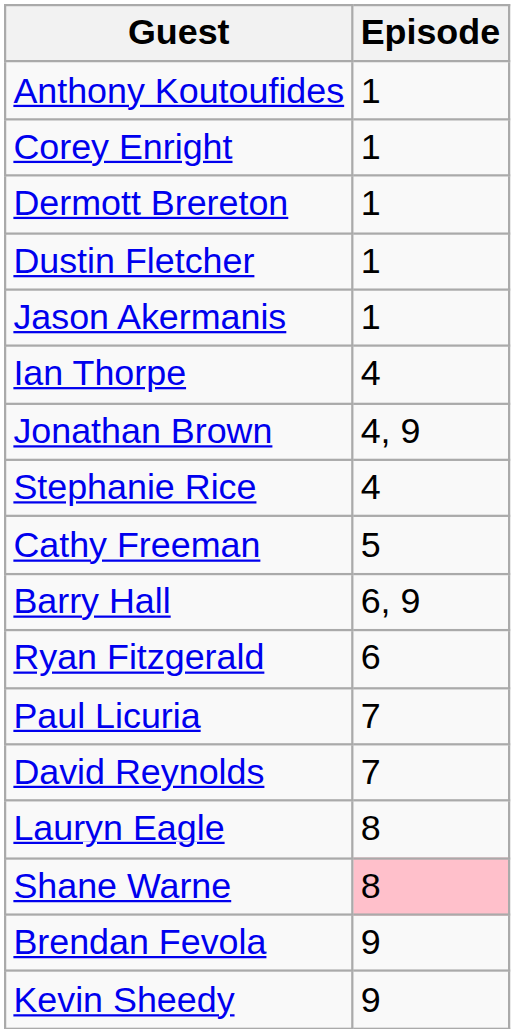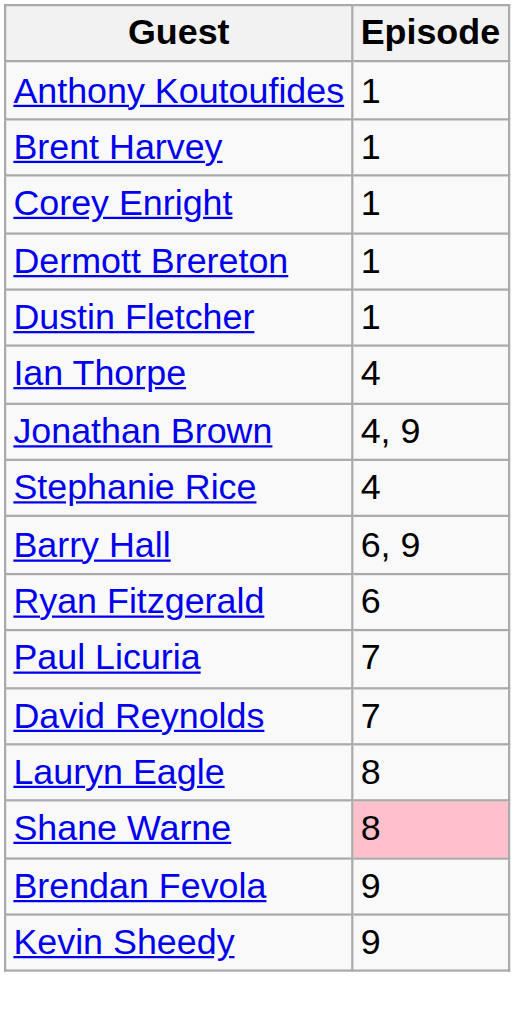+ row: (118, 146)
- row: (150, 317)
- row: (137, 544)
